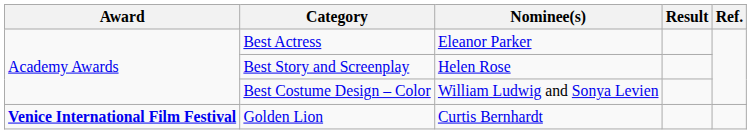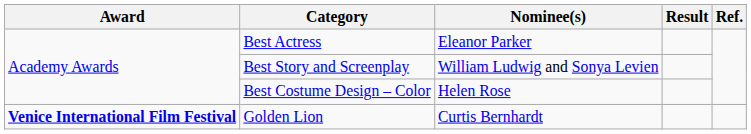(474, 66) Helen Rose -> (548, 66) William Ludwig and Sonya Levien
(548, 91) William Ludwig and Sonya Levien -> (474, 91) Helen Rose
